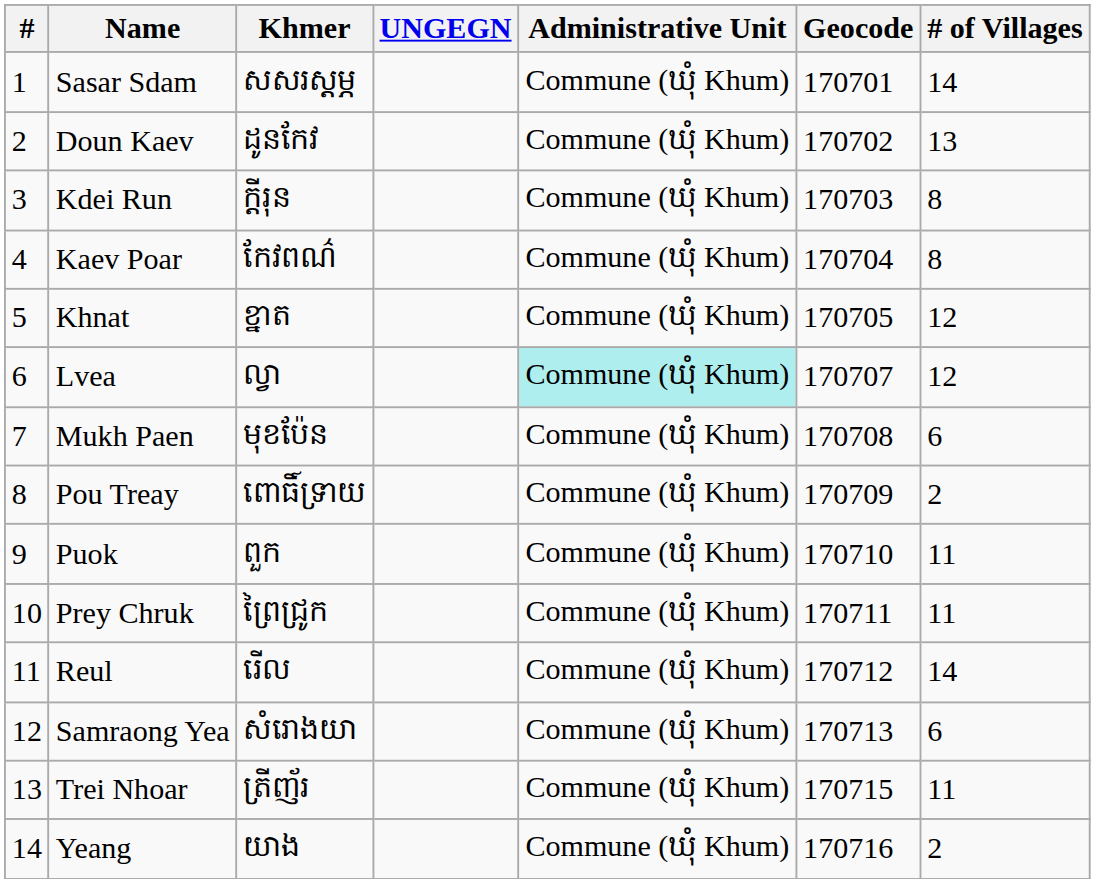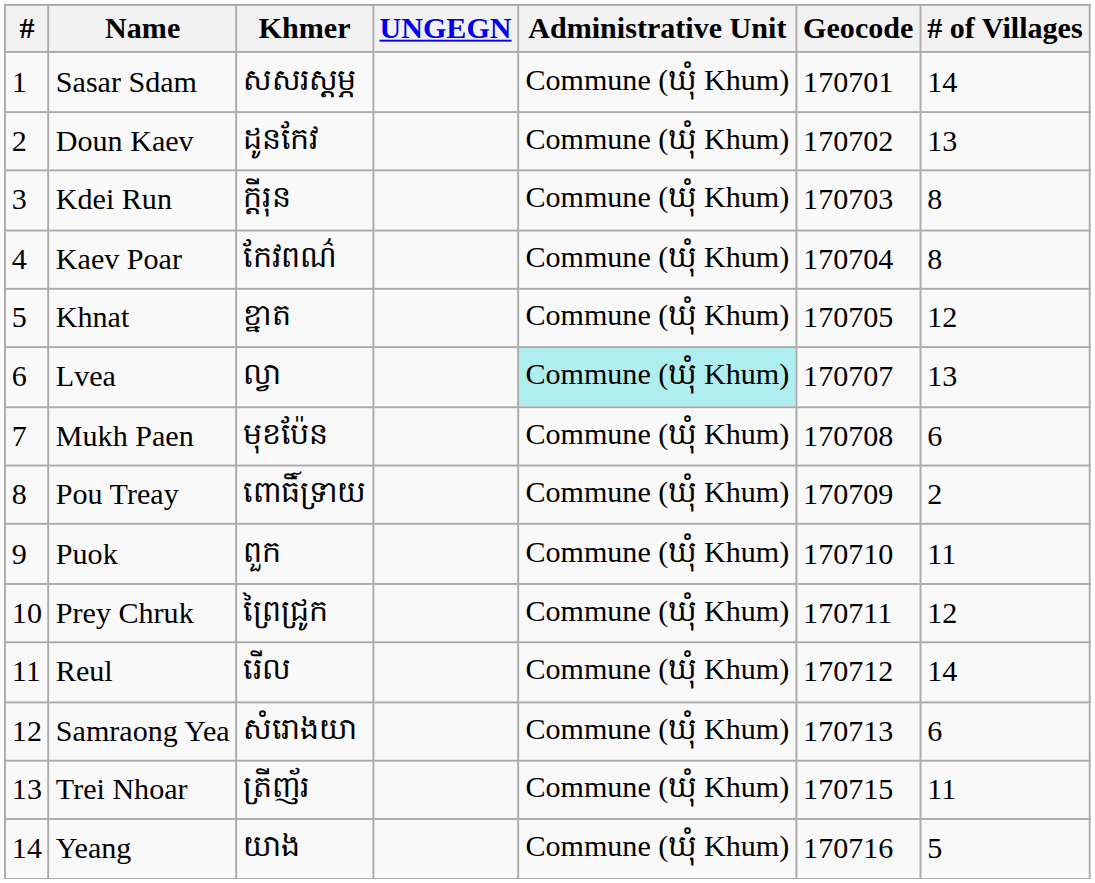(942, 376) 12 -> (942, 376) 13
(942, 612) 11 -> (942, 612) 12
(935, 848) 2 -> (935, 848) 5
